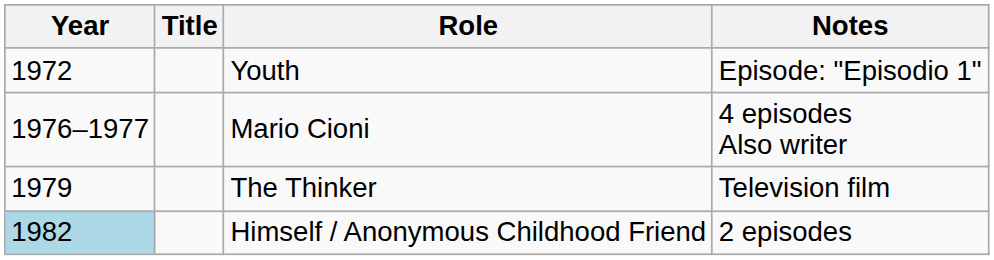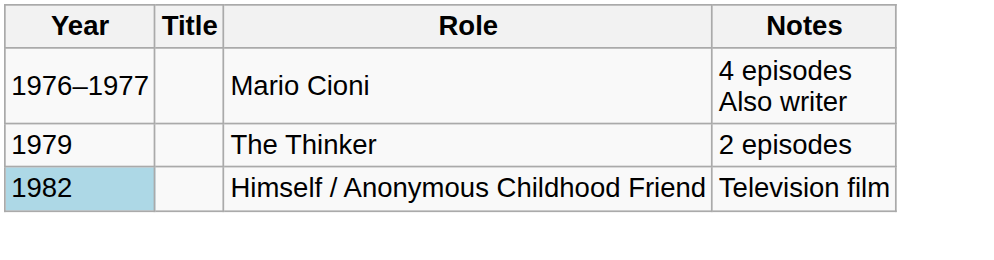- row: (265, 69)
(804, 188) Television film -> (785, 144) 2 episodes
(785, 231) 2 episodes -> (804, 188) Television film
